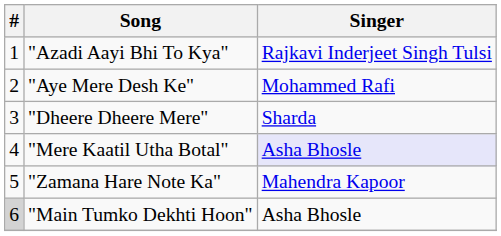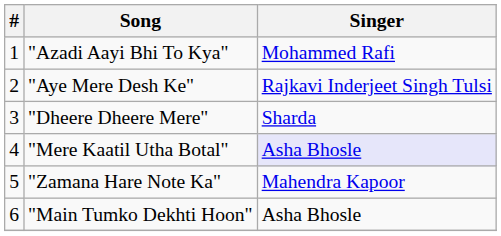(377, 53) Rajkavi Inderjeet Singh Tulsi -> (328, 53) Mohammed Rafi
(328, 85) Mohammed Rafi -> (377, 85) Rajkavi Inderjeet Singh Tulsi
(14, 214) lightgrey background -> (14, 214) no background
